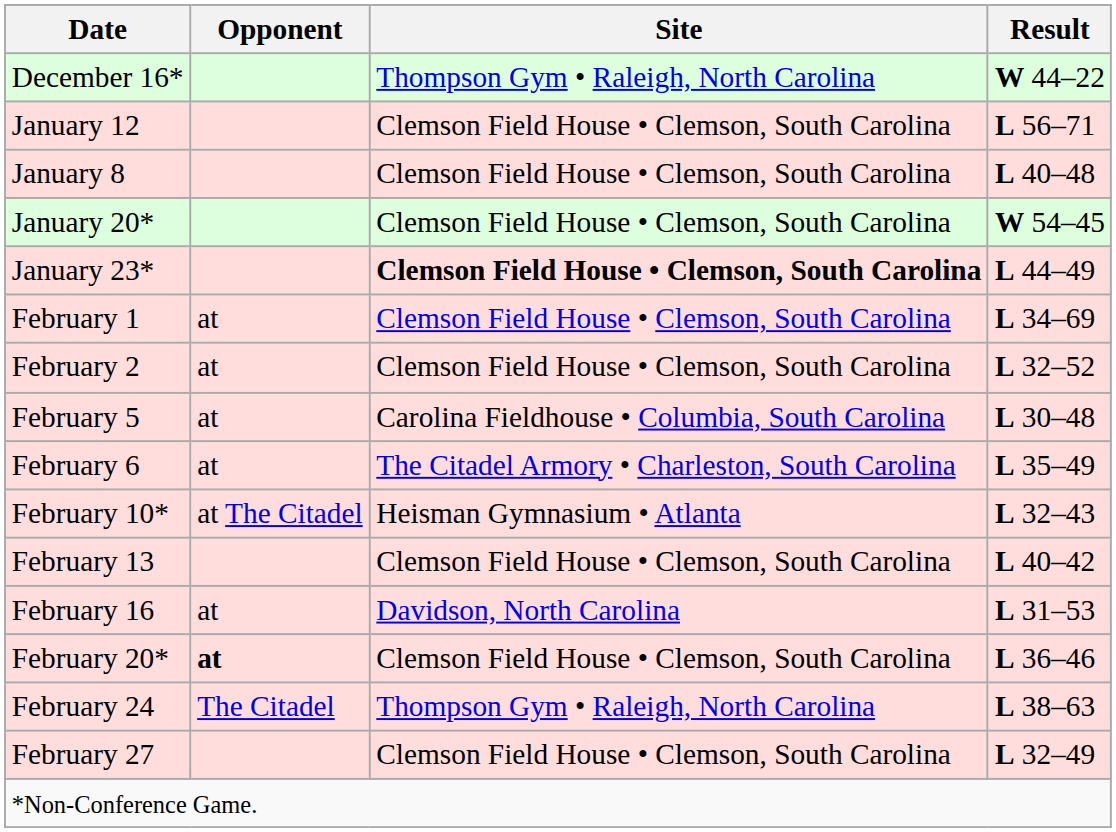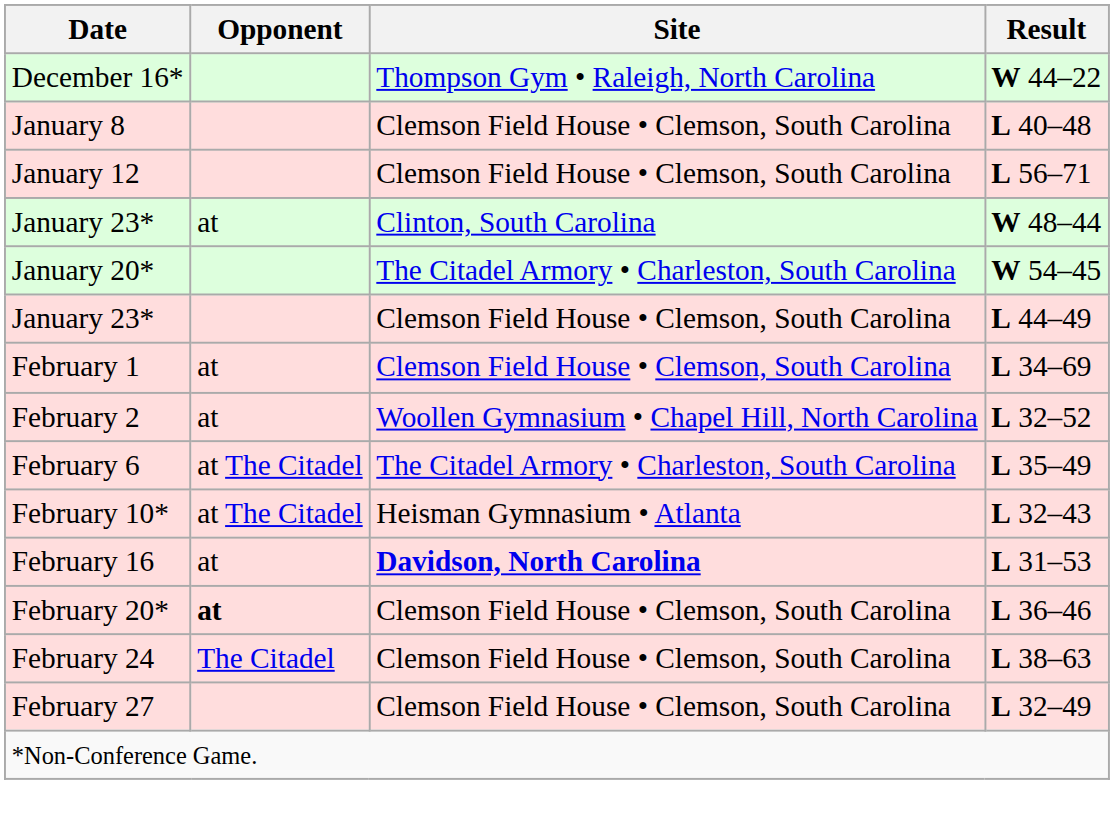rows swapped: (68, 173) <-> (76, 125)
+ row: (83, 222)
(664, 222) Clemson Field House • Clemson, South Carolina -> (666, 270) The Citadel Armory • Charleston, South Carolina
(679, 270) bold -> (664, 319) normal
(664, 367) Clemson Field House • Clemson, South Carolina -> (677, 415) Woollen Gymnasium • Chapel Hill, North Carolina
- row: (76, 415)
(208, 464) at -> (280, 464) at The Citadel
- row: (83, 560)
(528, 609) normal -> (539, 560) bold
(626, 706) Thompson Gym • Raleigh, North Carolina -> (664, 657) Clemson Field House • Clemson, South Carolina
